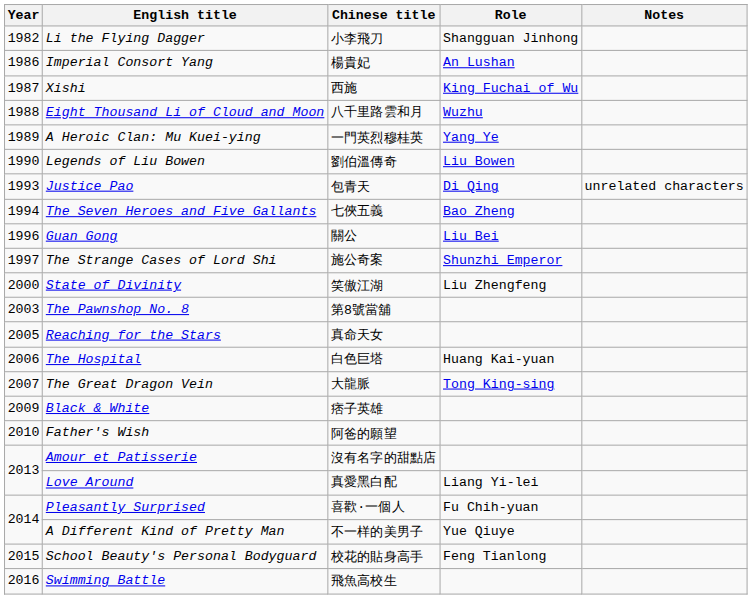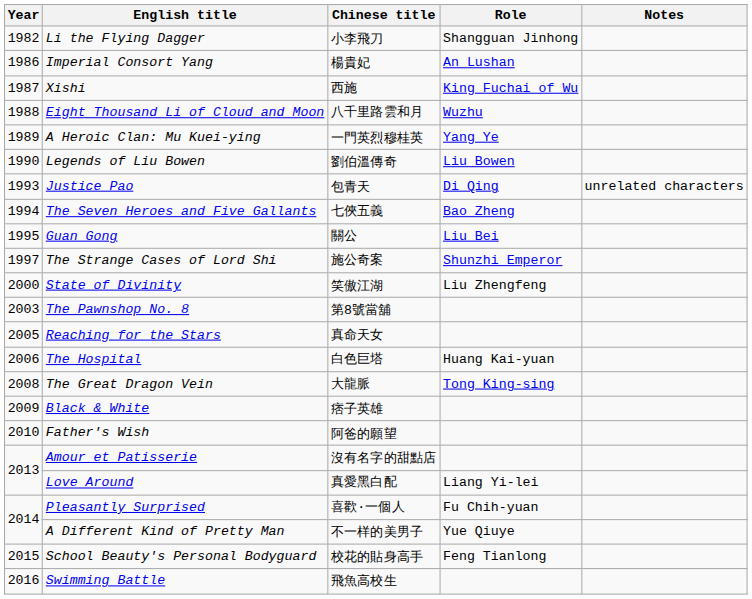(24, 236) 1996 -> (24, 236) 1995
(24, 384) 2007 -> (24, 384) 2008
